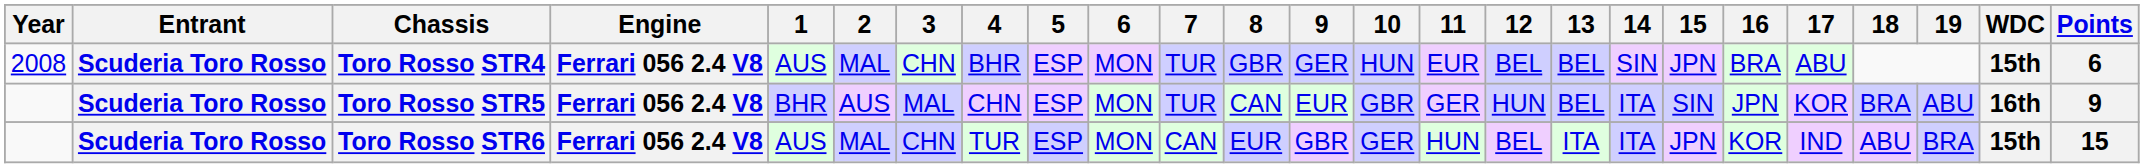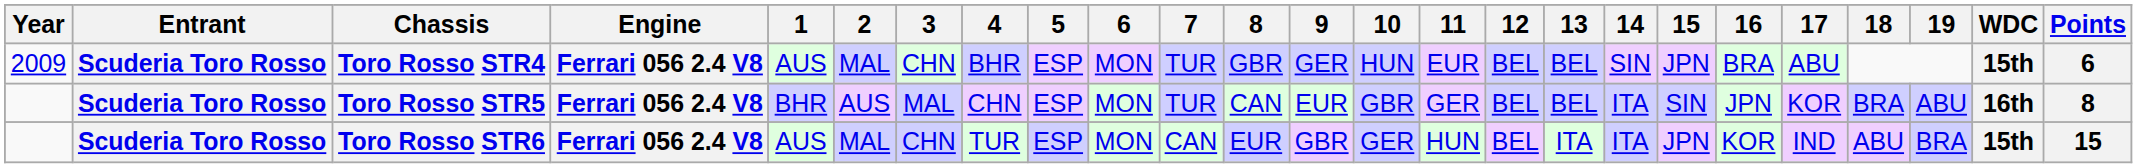(38, 63) 2008 -> (38, 63) 2009
(1519, 103) HUN -> (1515, 103) BEL
(2095, 103) 9 -> (2088, 103) 8
